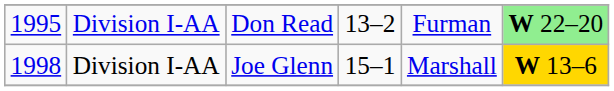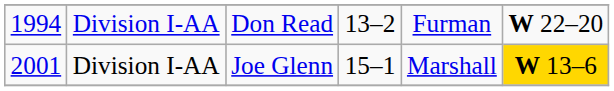(36, 24) 1995 -> (36, 24) 1994
(556, 24) lightgreen background -> (556, 24) no background
(36, 64) 1998 -> (36, 64) 2001
